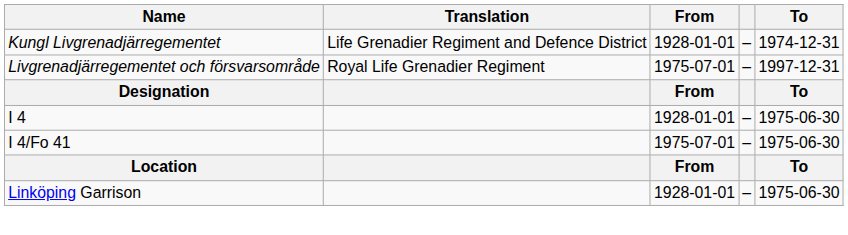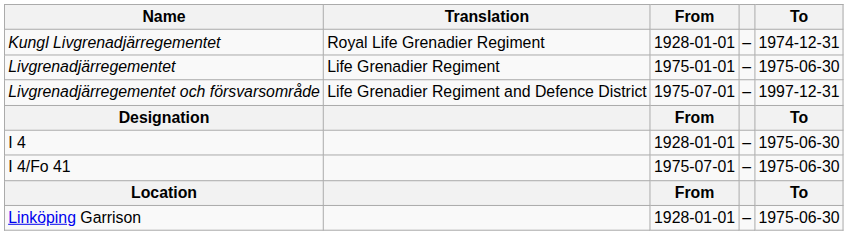(487, 42) Life Grenadier Regiment and Defence District -> (436, 42) Royal Life Grenadier Regiment
+ row: (92, 67)
(436, 67) Royal Life Grenadier Regiment -> (487, 92) Life Grenadier Regiment and Defence District
